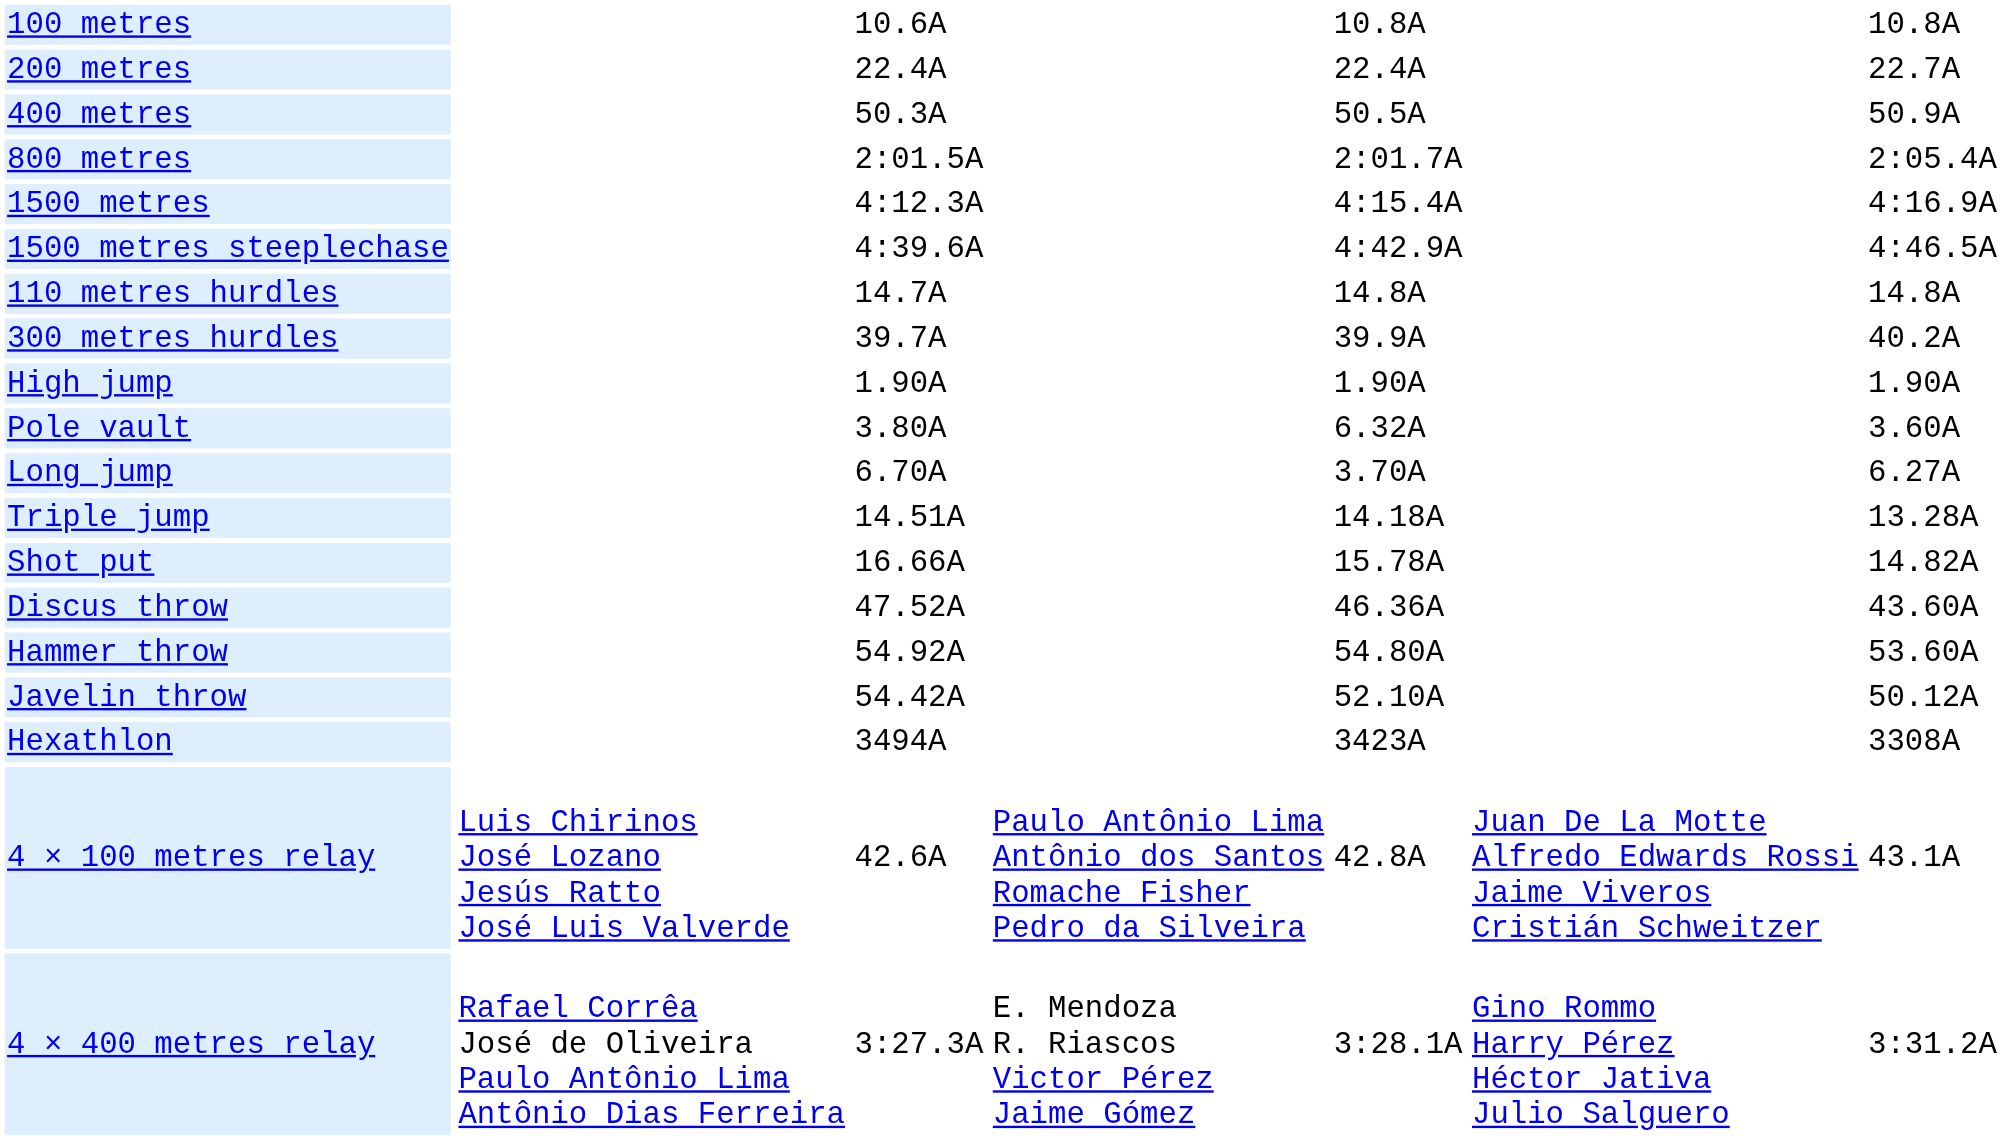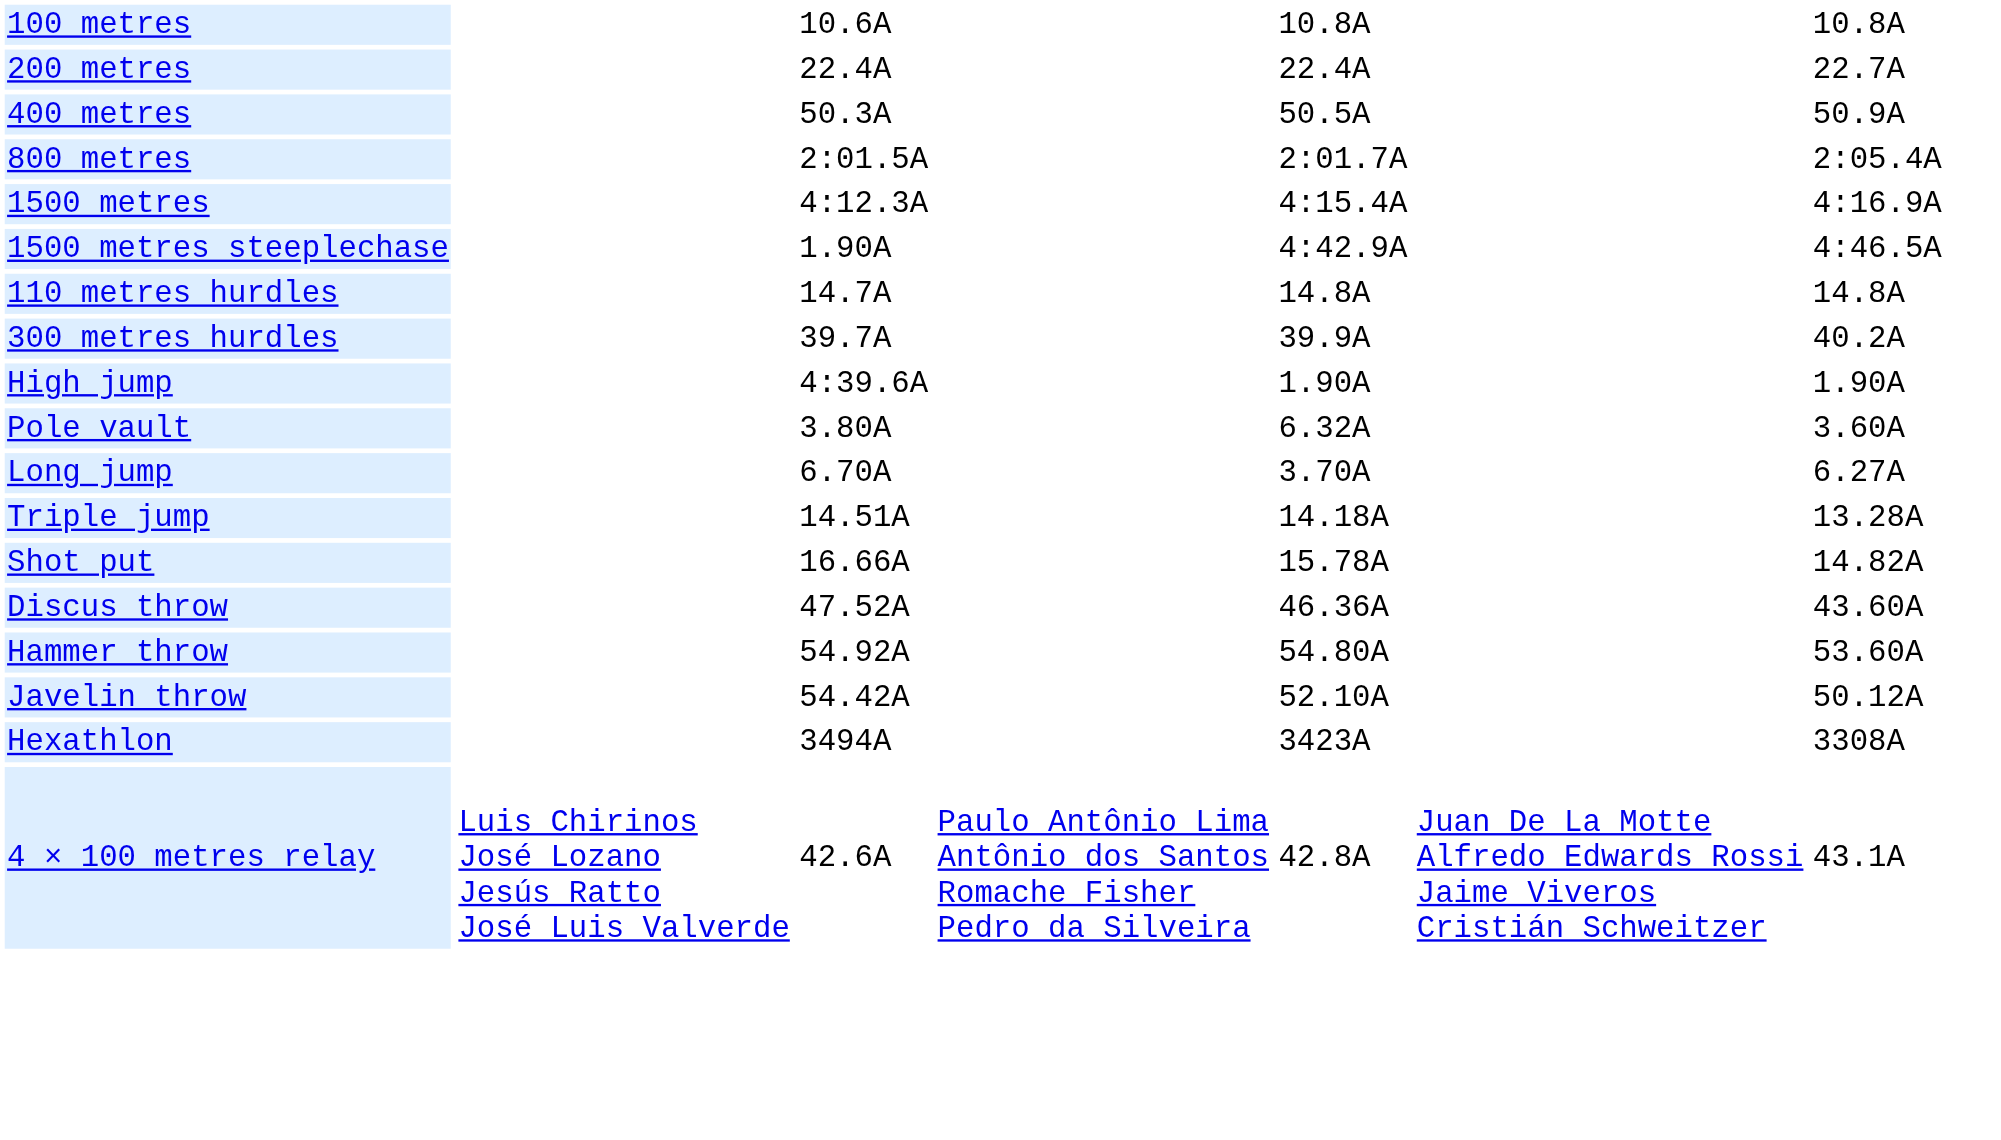(919, 249) 4:39.6A -> (845, 249) 1.90A
(901, 383) 1.90A -> (864, 383) 4:39.6A
- row: (191, 1044)
